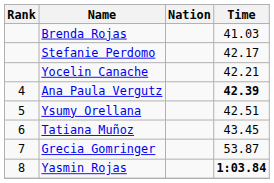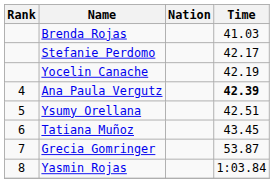(241, 72) 42.21 -> (241, 72) 42.19
(241, 168) bold -> (241, 168) normal
